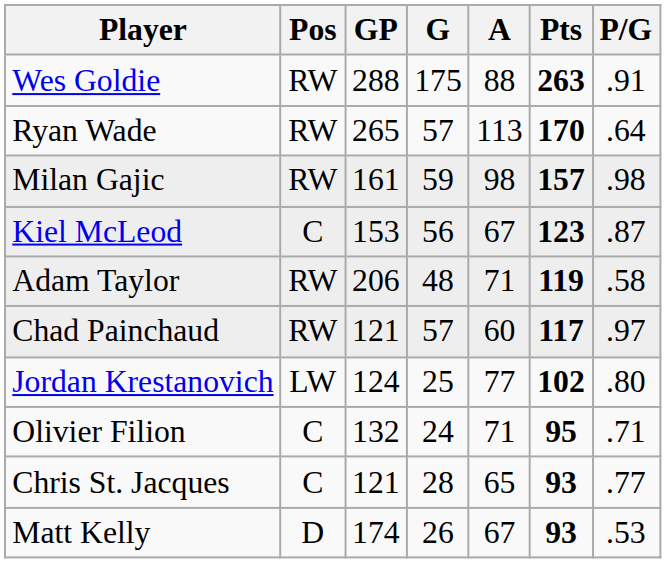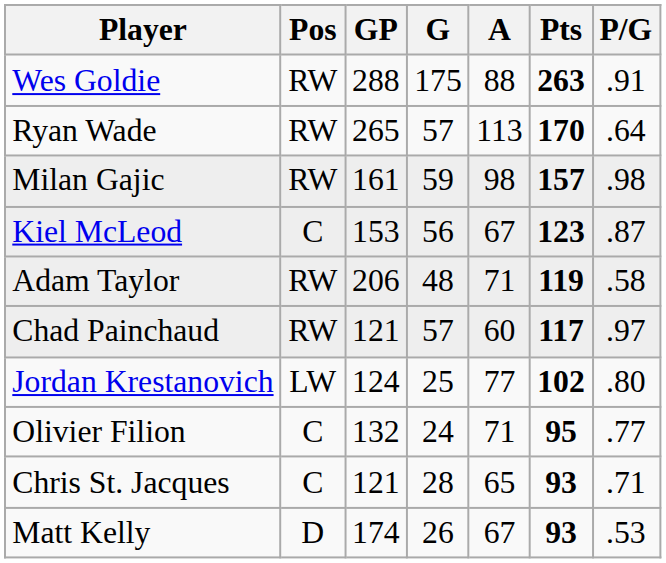(626, 431) .71 -> (626, 431) .77
(626, 481) .77 -> (626, 481) .71
